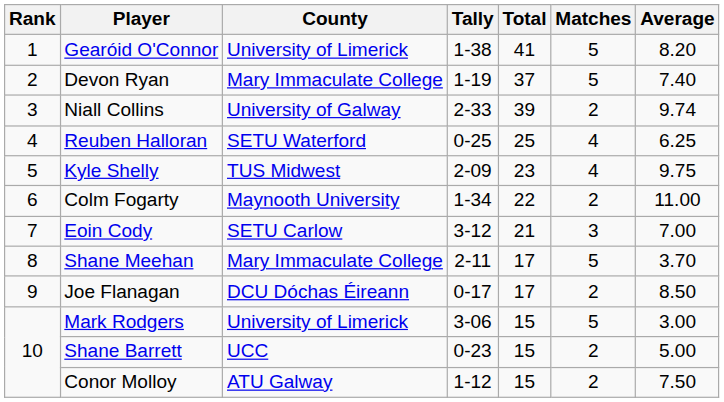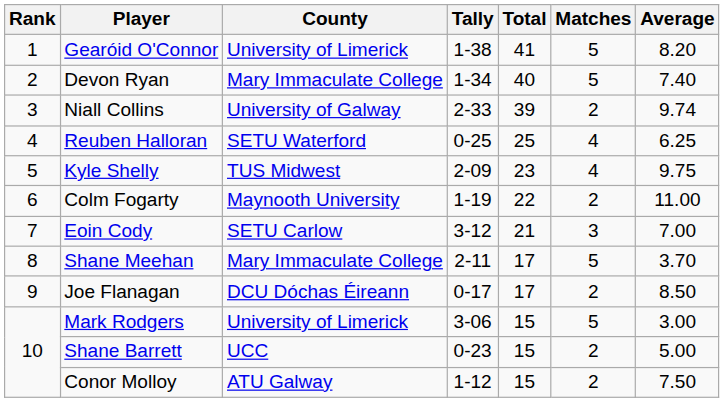(473, 79) 1-19 -> (473, 79) 1-34
(524, 79) 37 -> (524, 79) 40
(473, 200) 1-34 -> (473, 200) 1-19
